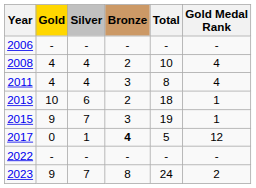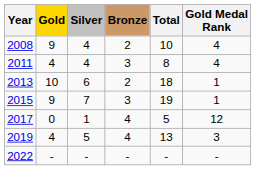- row: (20, 45)
(52, 64) 4 -> (52, 45) 9
(128, 138) bold -> (128, 119) normal
+ row: (20, 138)
- row: (20, 174)
